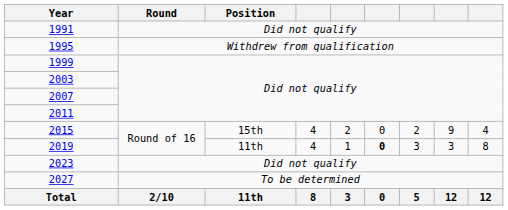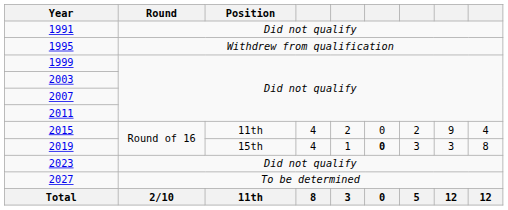(250, 130) 15th -> (250, 130) 11th
(250, 147) 11th -> (250, 147) 15th
